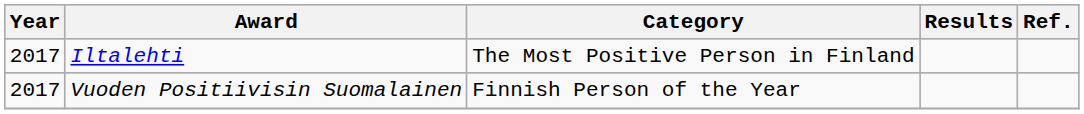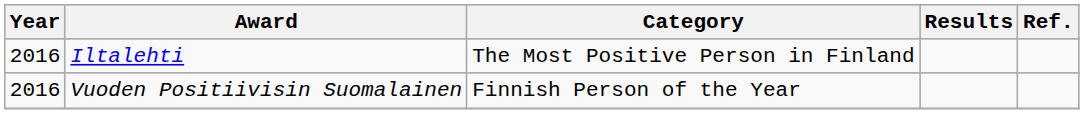(35, 56) 2017 -> (35, 56) 2016
(35, 91) 2017 -> (35, 91) 2016
